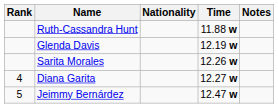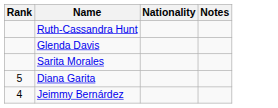- column: (219, 12)
(19, 78) 4 -> (19, 78) 5
(19, 95) 5 -> (19, 95) 4
